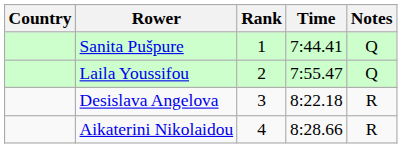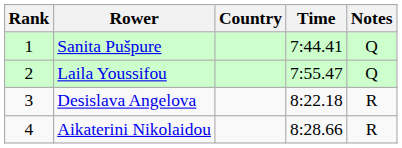columns swapped: (262, 18) <-> (40, 18)
